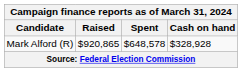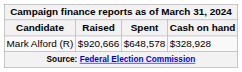(99, 43) $920,865 -> (99, 43) $920,666
